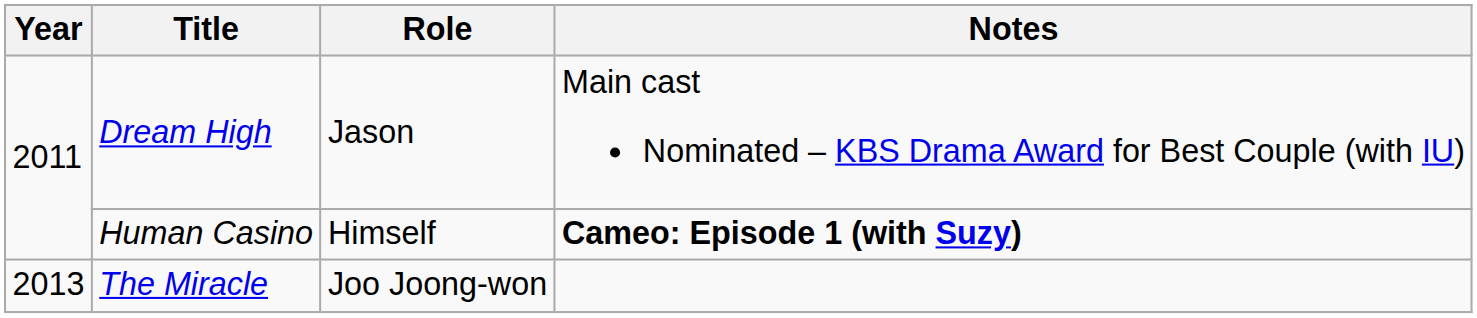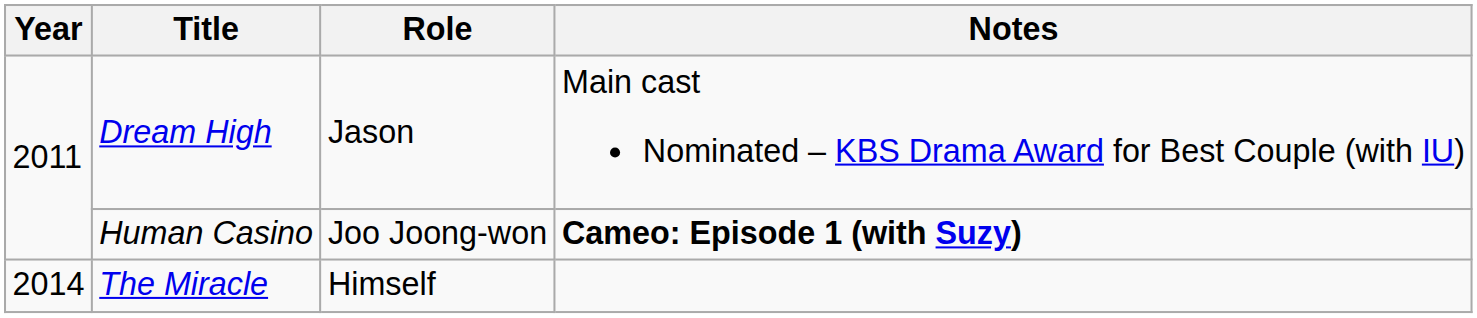(382, 233) Himself -> (438, 233) Joo Joong-won
(48, 284) 2013 -> (48, 284) 2014
(438, 284) Joo Joong-won -> (382, 284) Himself
